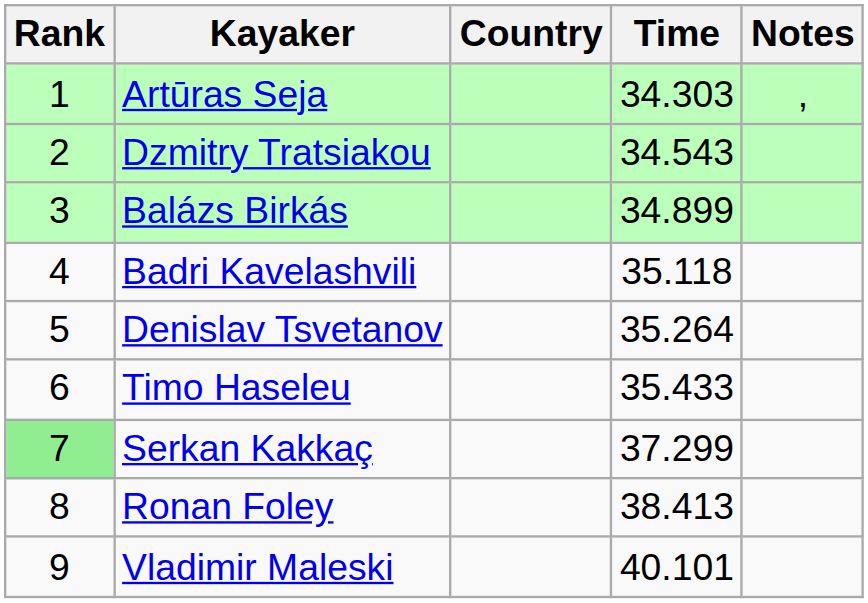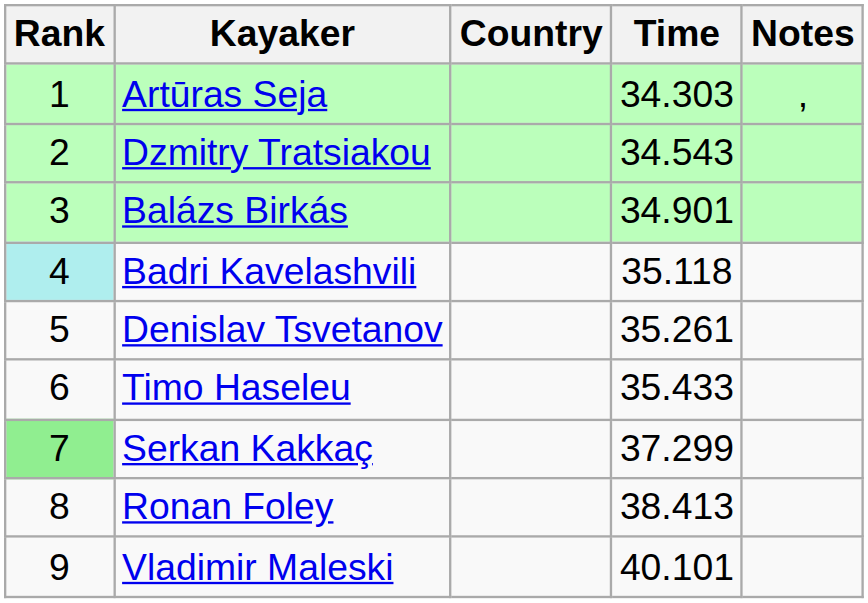(677, 211) 34.899 -> (677, 211) 34.901
(59, 270) no background -> (59, 270) paleturquoise background
(677, 329) 35.264 -> (677, 329) 35.261
